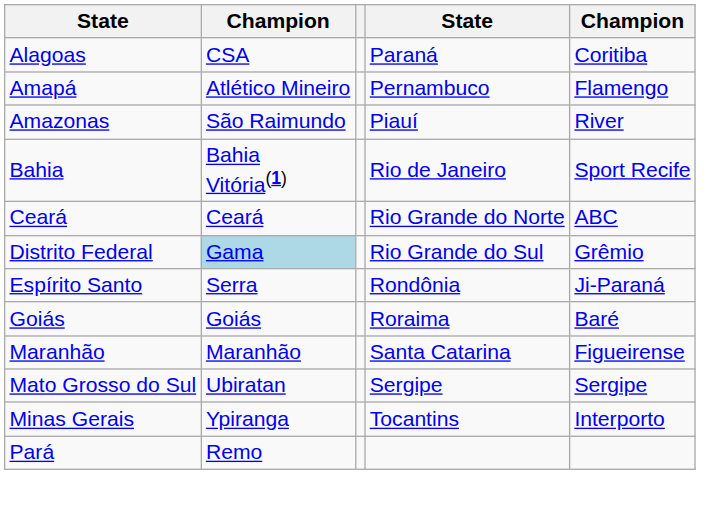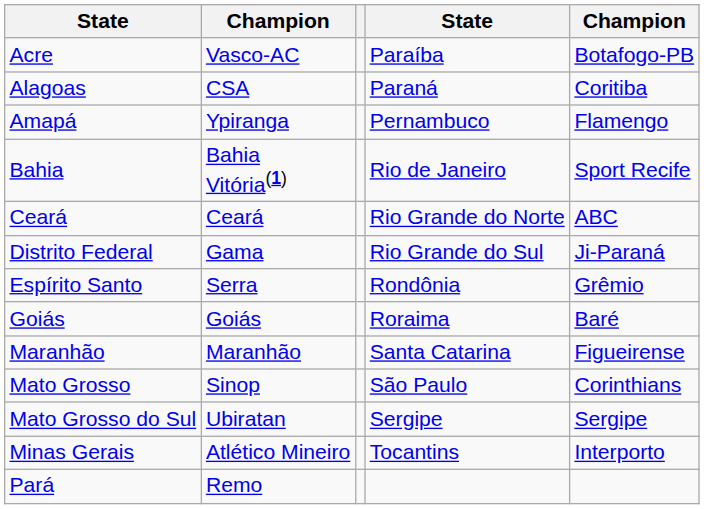+ row: (31, 54)
(278, 88) Atlético Mineiro -> (247, 121) Ypiranga
- row: (59, 121)
(235, 251) lightblue background -> (235, 251) no background
(609, 251) Grêmio -> (620, 251) Ji-Paraná
(620, 285) Ji-Paraná -> (609, 285) Grêmio
+ row: (70, 385)
(247, 419) Ypiranga -> (278, 452) Atlético Mineiro
